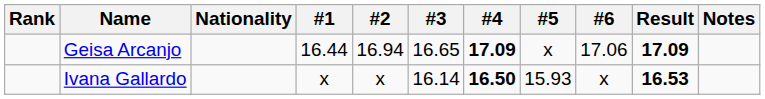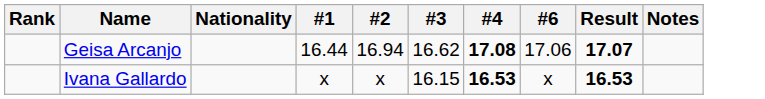- column: (548, 19)
(436, 49) 16.65 -> (436, 49) 16.62
(492, 49) 17.09 -> (492, 49) 17.08
(665, 49) 17.09 -> (609, 49) 17.07
(436, 79) 16.14 -> (436, 79) 16.15
(492, 79) 16.50 -> (492, 79) 16.53
